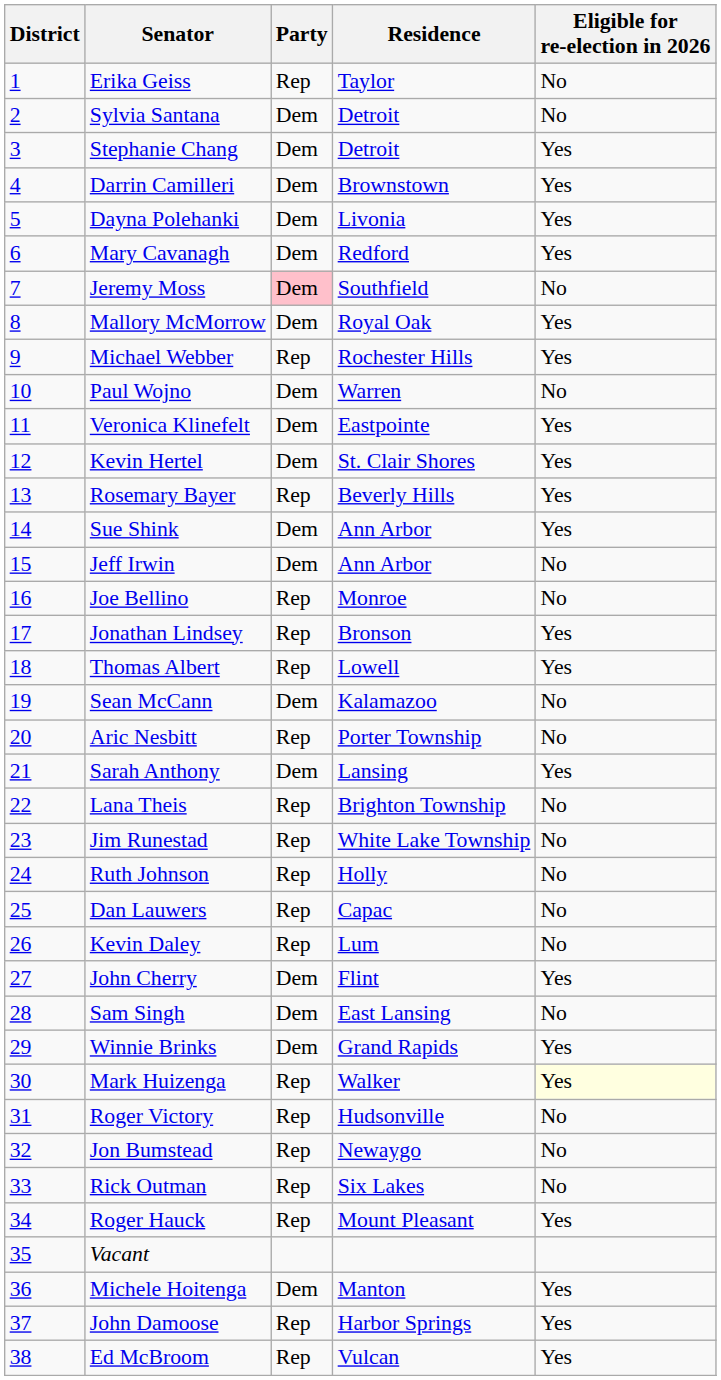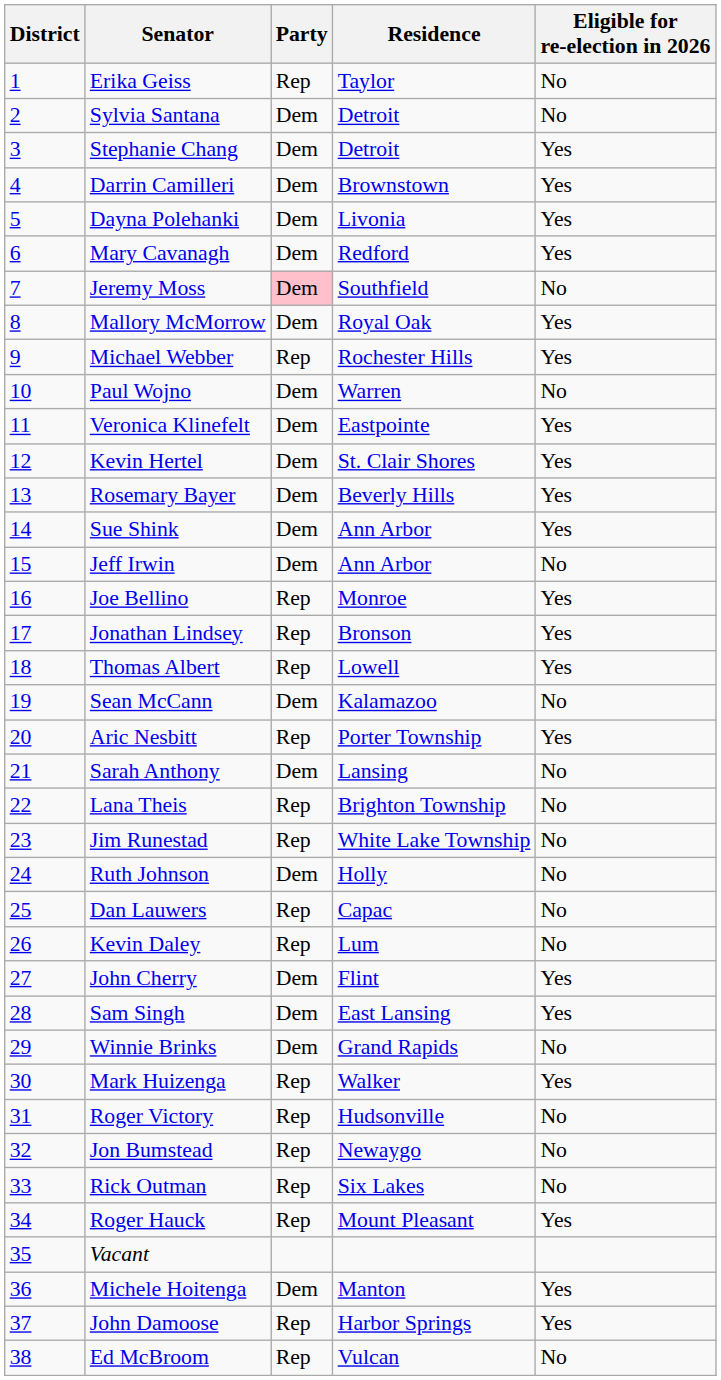(293, 494) Rep -> (297, 494) Dem
(554, 598) No -> (556, 598) Yes
(554, 736) No -> (556, 736) Yes
(556, 770) Yes -> (554, 770) No
(293, 874) Rep -> (297, 874) Dem
(554, 1012) No -> (556, 1012) Yes
(556, 1047) Yes -> (554, 1047) No
(556, 1081) lightyellow background -> (556, 1081) no background
(556, 1357) Yes -> (554, 1357) No
